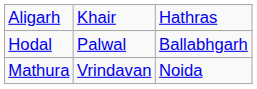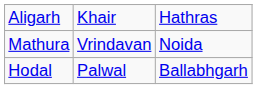rows swapped: (39, 70) <-> (30, 44)
